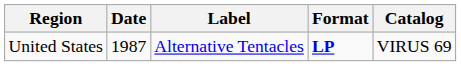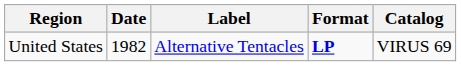(129, 46) 1987 -> (129, 46) 1982
